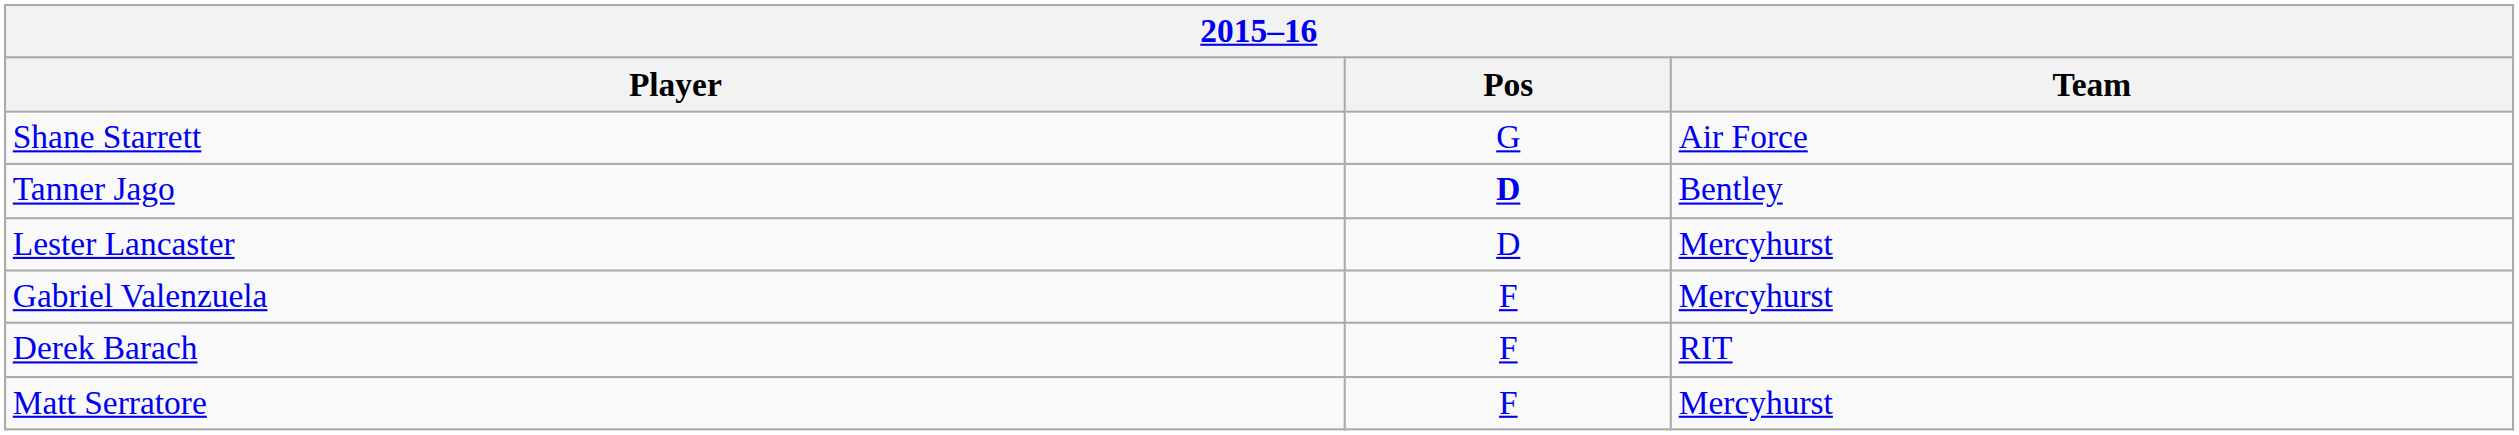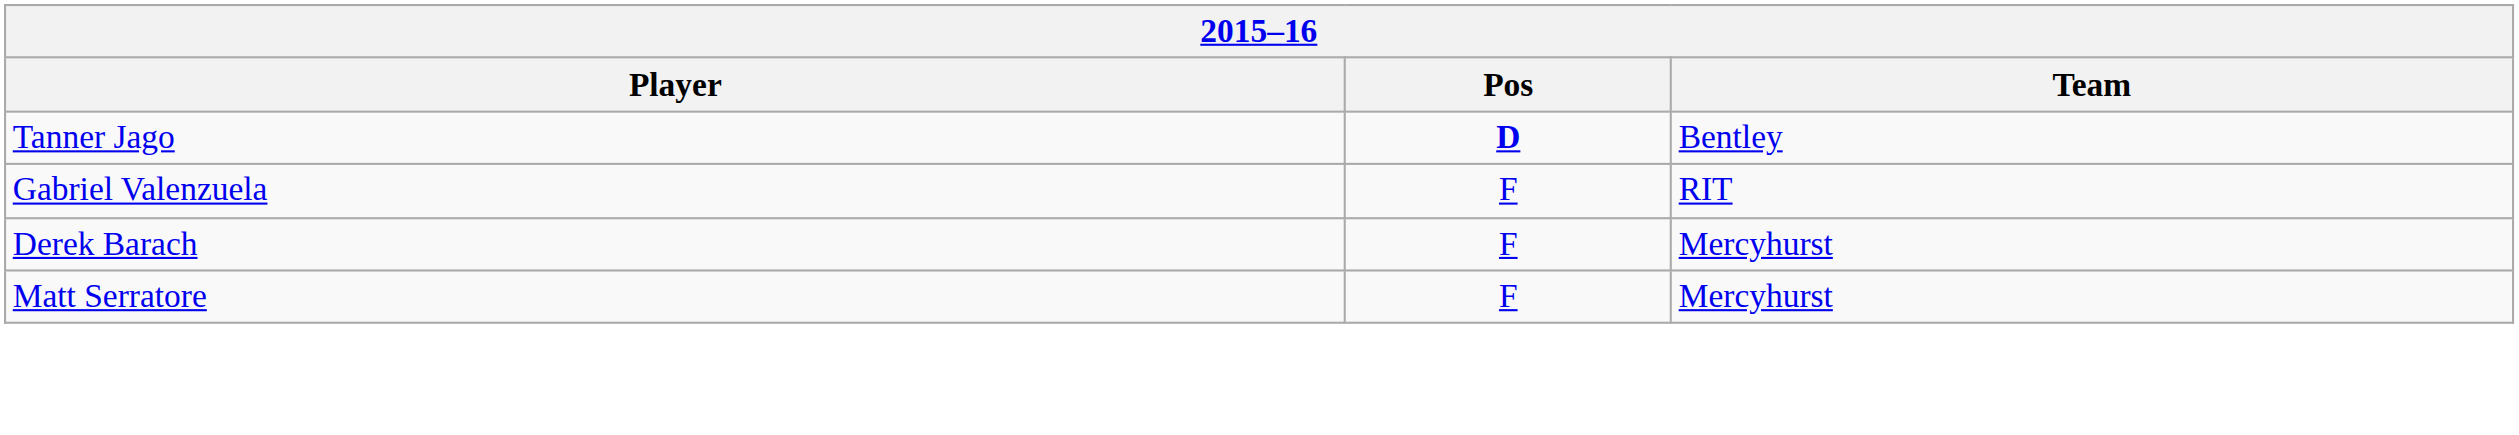- row: (107, 137)
- row: (124, 243)
(1756, 296) Mercyhurst -> (1706, 190) RIT
(1706, 349) RIT -> (1756, 243) Mercyhurst
